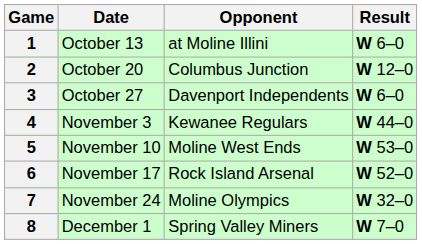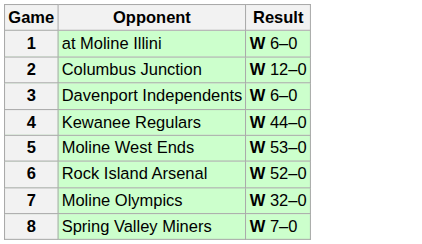- column: (111, 17)
